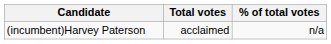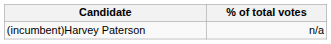- column: (198, 13)
